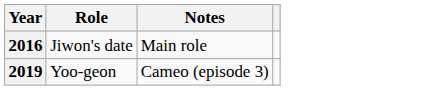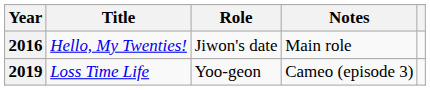+ column: (119, 17)
